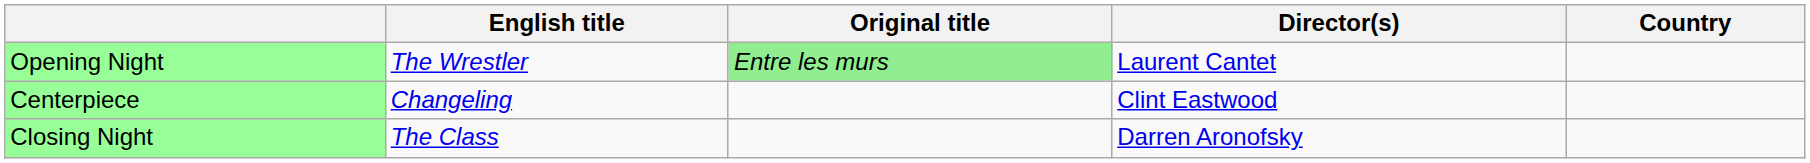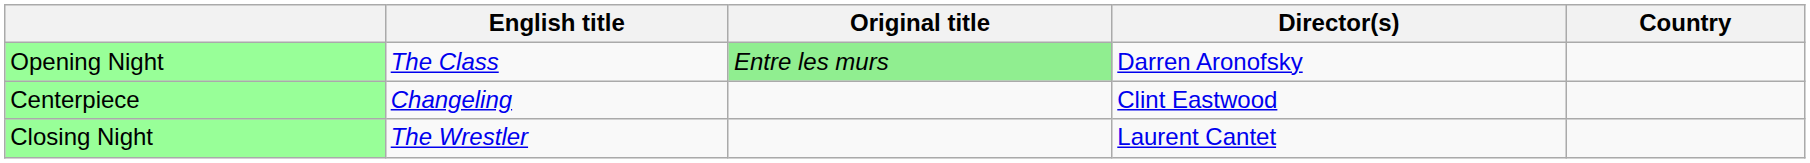(459, 61) The Wrestler -> (445, 61) The Class
(1197, 61) Laurent Cantet -> (1210, 61) Darren Aronofsky
(445, 137) The Class -> (459, 137) The Wrestler
(1210, 137) Darren Aronofsky -> (1197, 137) Laurent Cantet
